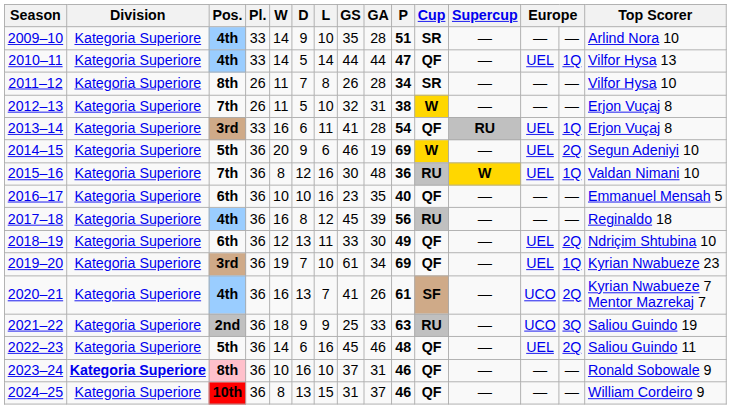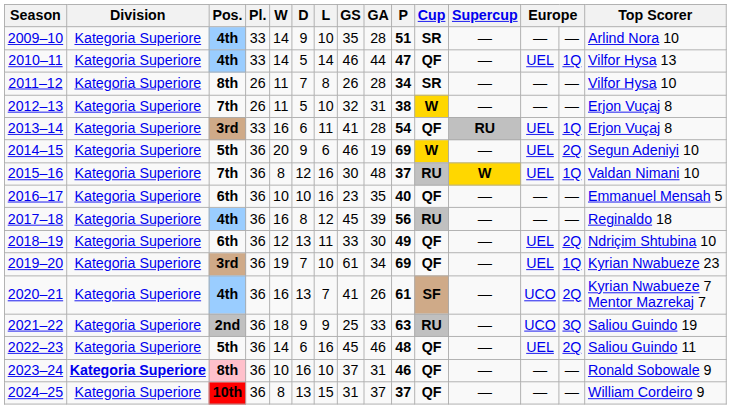(351, 60) 44 -> (351, 60) 46
(403, 173) 36 -> (403, 173) 37
(403, 393) 46 -> (403, 393) 37
